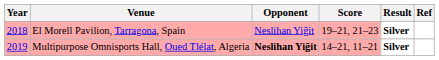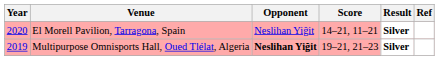(17, 30) 2018 -> (17, 30) 2020
(350, 30) 19–21, 21–23 -> (350, 30) 14–21, 11–21
(350, 47) 14–21, 11–21 -> (350, 47) 19–21, 21–23
